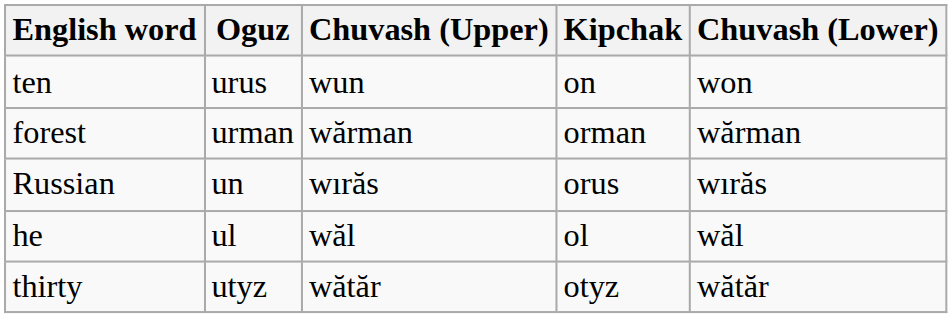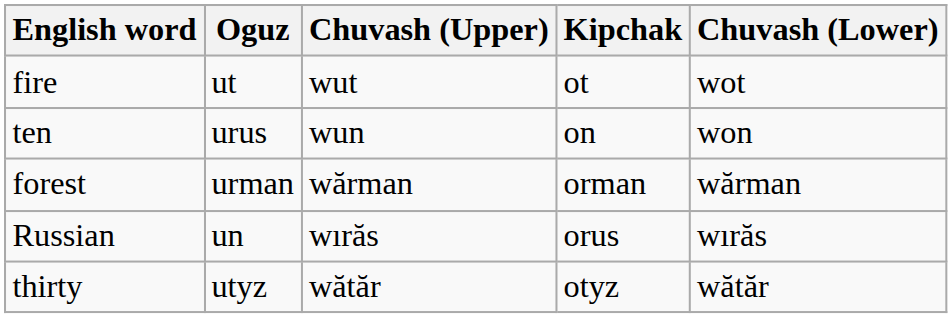+ row: (35, 81)
- row: (28, 235)
